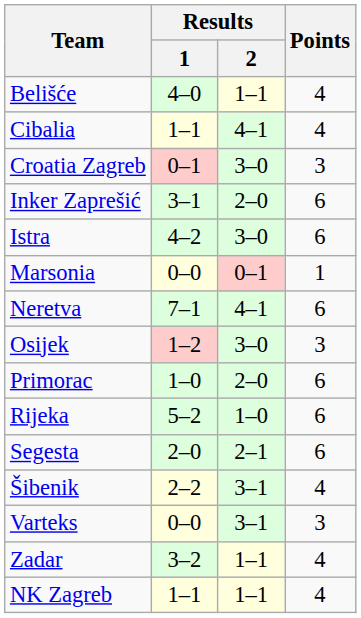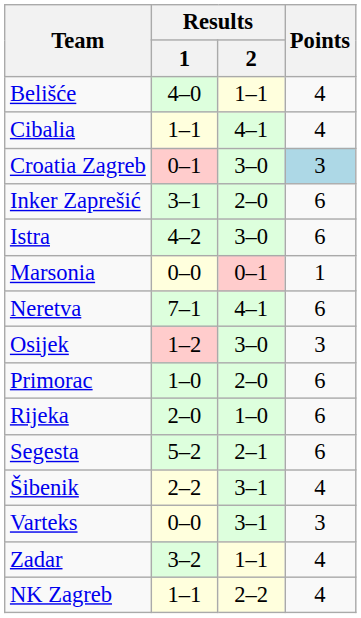(320, 165) no background -> (320, 165) lightblue background
(184, 415) 5–2 -> (184, 415) 2–0
(184, 451) 2–0 -> (184, 451) 5–2
(251, 594) 1–1 -> (251, 594) 2–2
